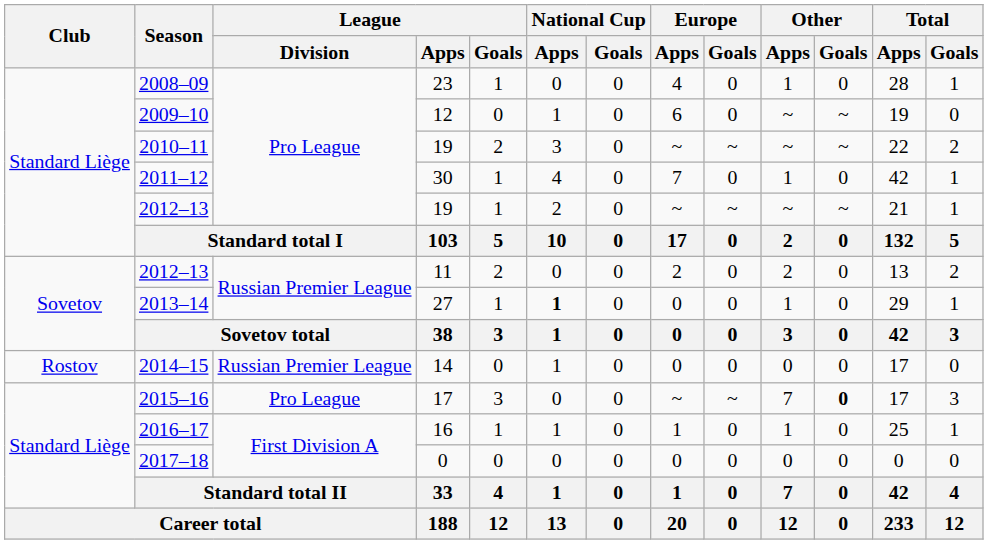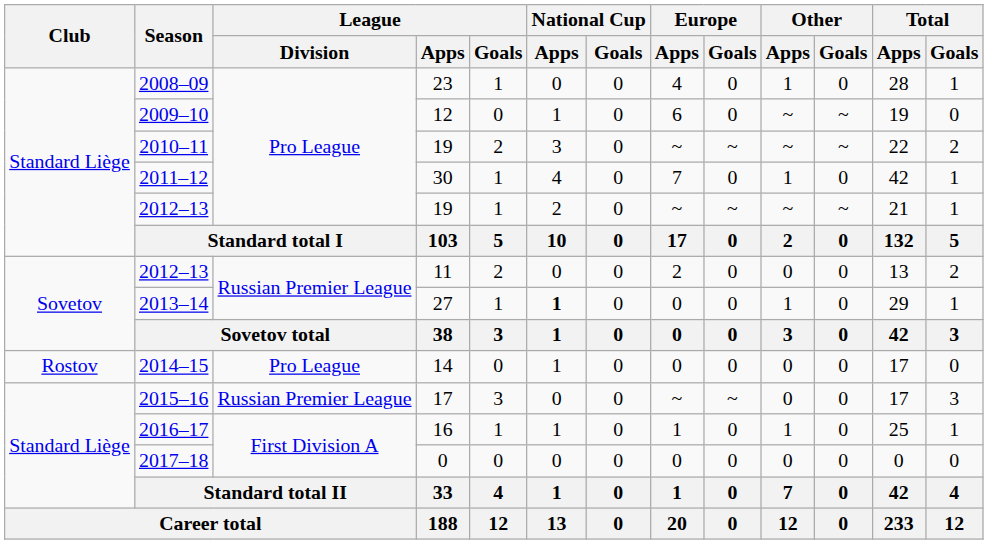(788, 271) 2 -> (788, 271) 0
(315, 366) Russian Premier League -> (315, 366) Pro League
(315, 397) Pro League -> (315, 397) Russian Premier League
(788, 397) 7 -> (788, 397) 0
(843, 397) bold -> (843, 397) normal
